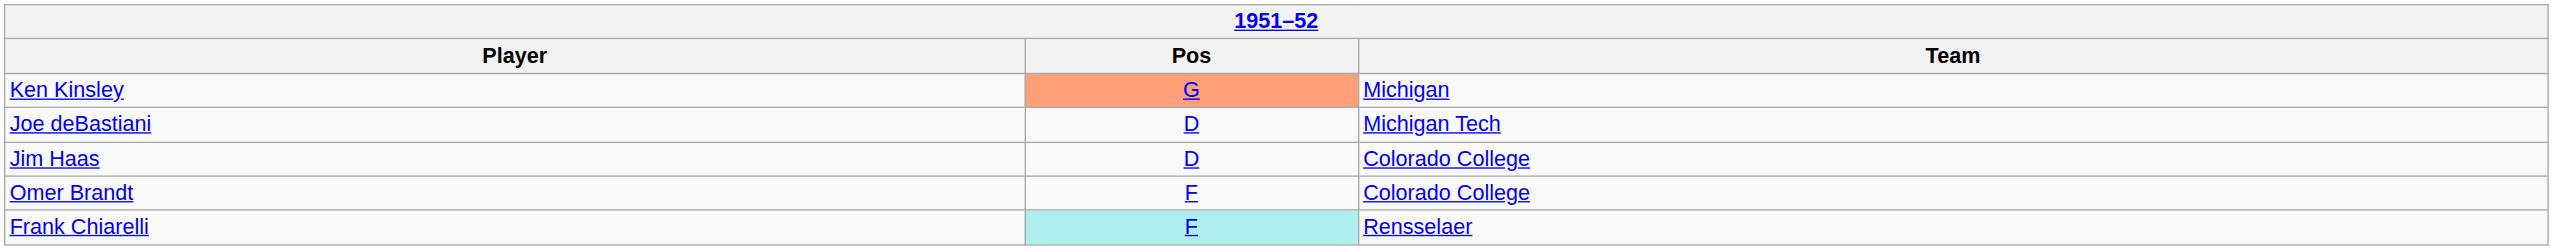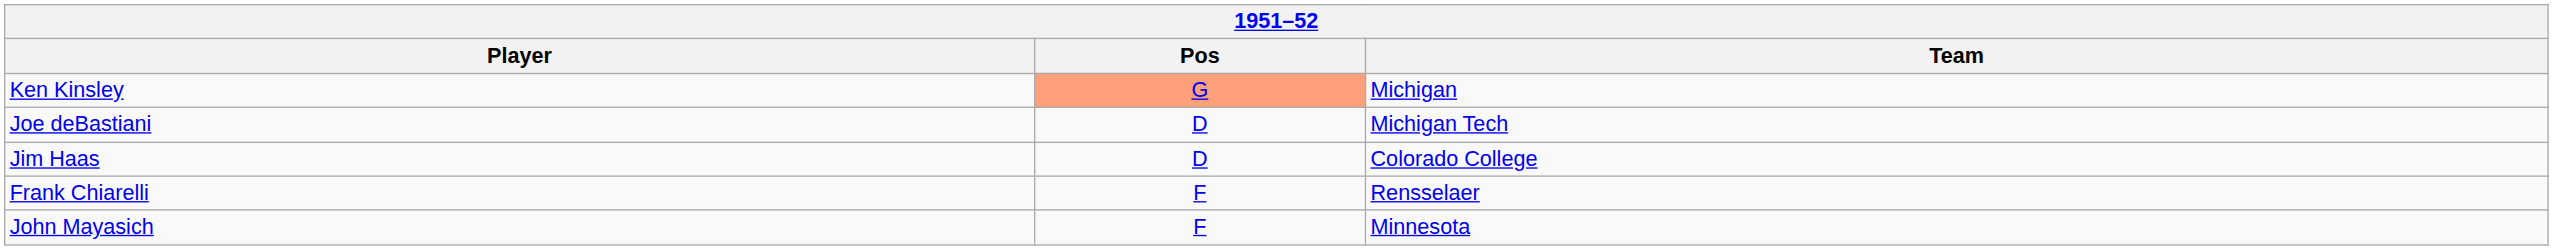- row: (71, 192)
(1191, 227) paleturquoise background -> (1200, 192) no background
+ row: (82, 227)
